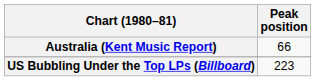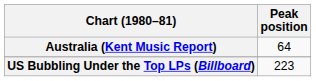(284, 47) 66 -> (284, 47) 64
